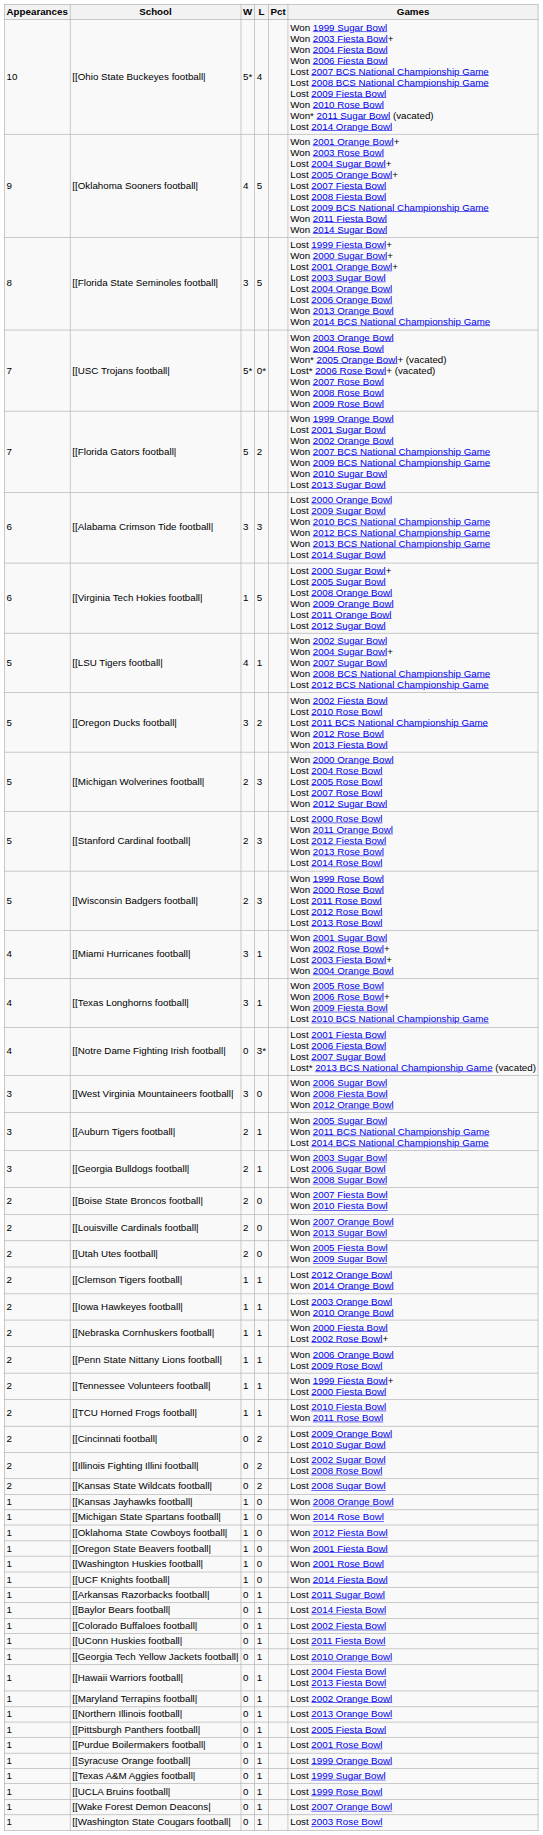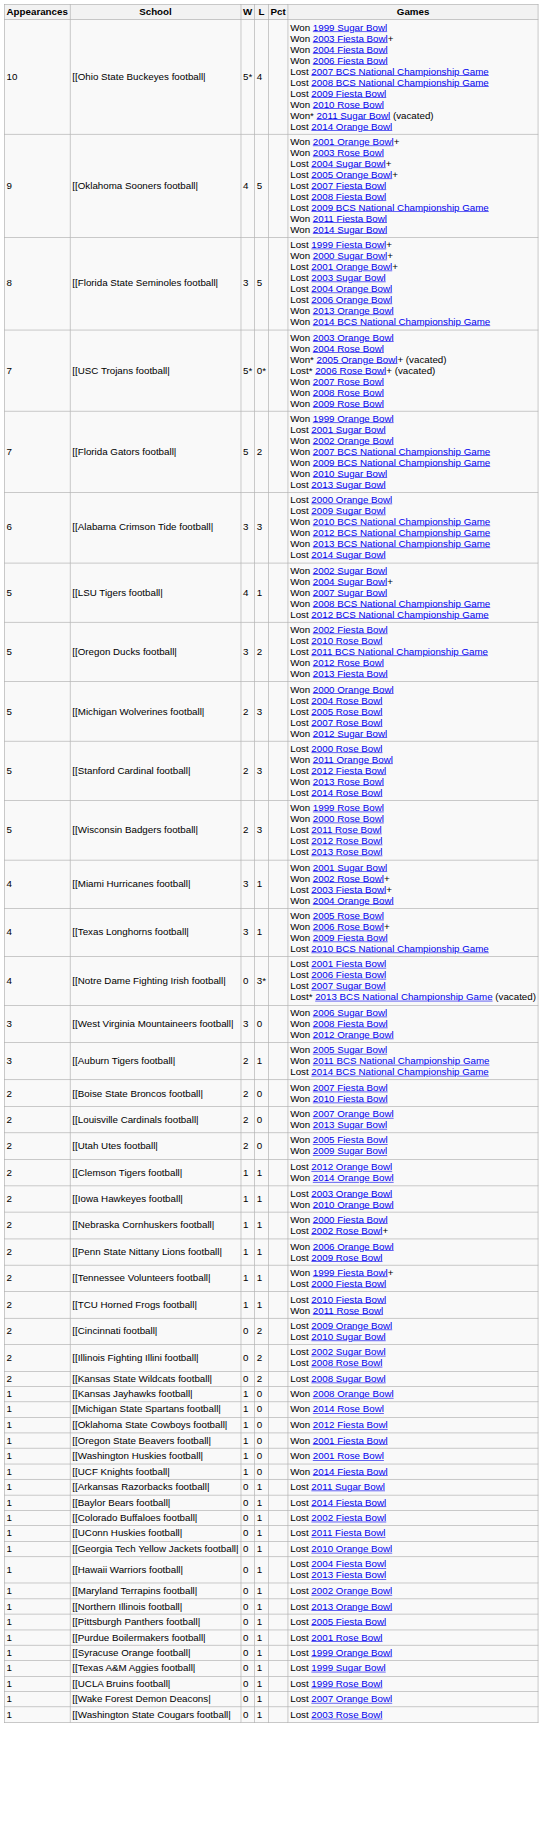- row: (137, 598)
- row: (131, 1169)
